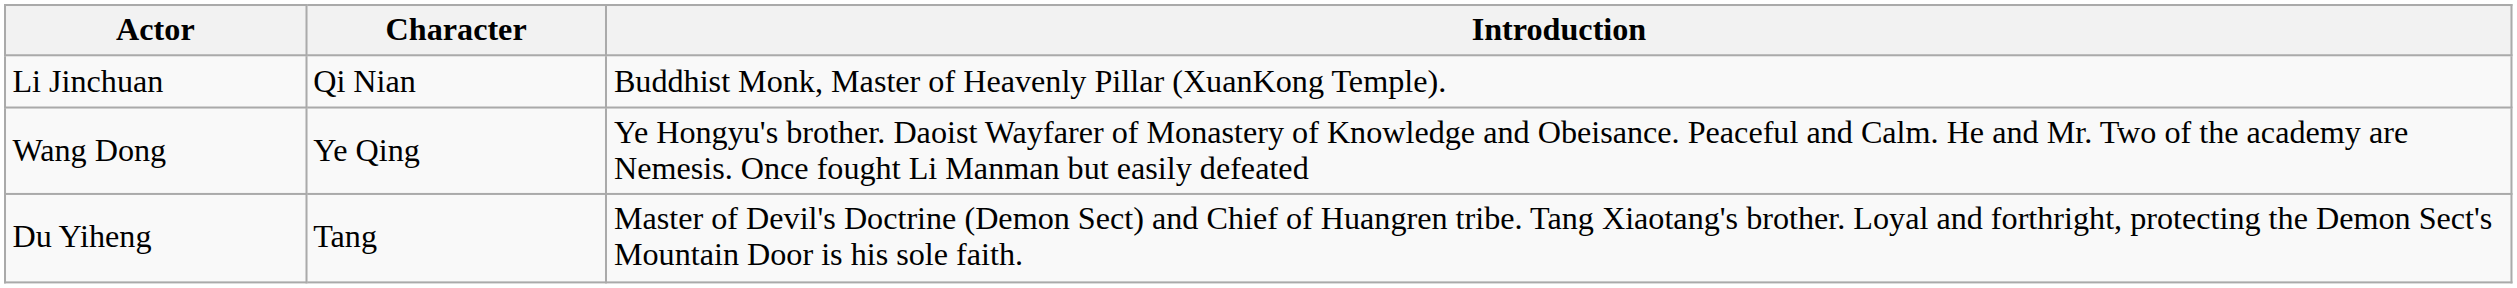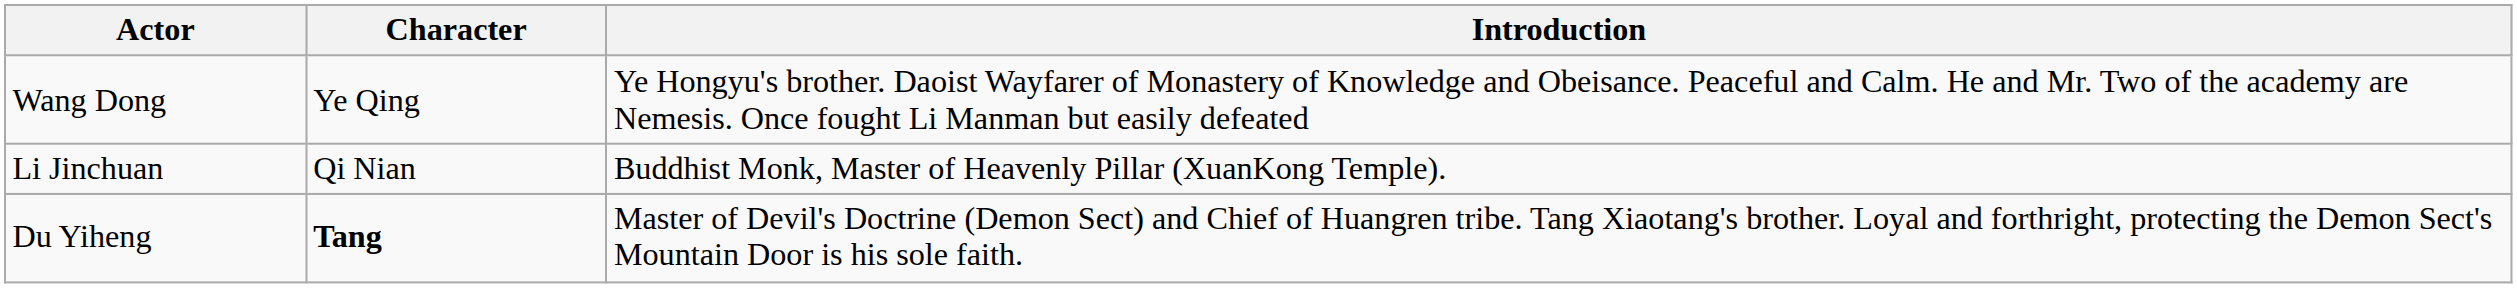rows swapped: (89, 150) <-> (88, 81)
(345, 237) normal -> (347, 237) bold
